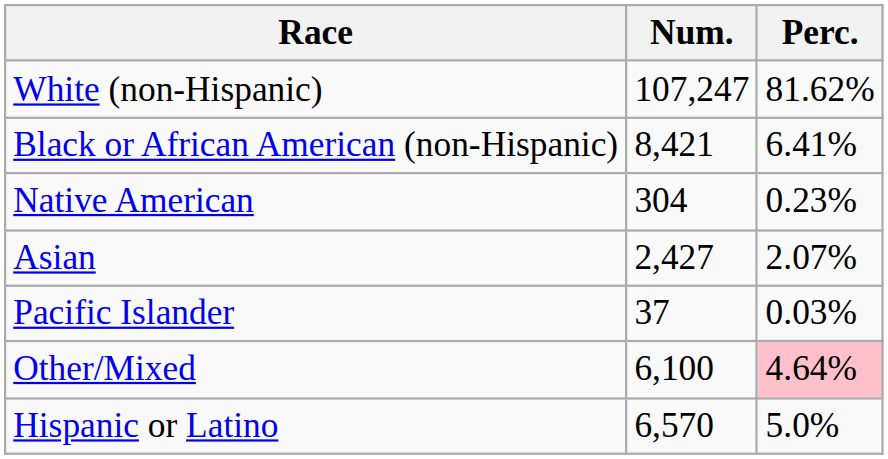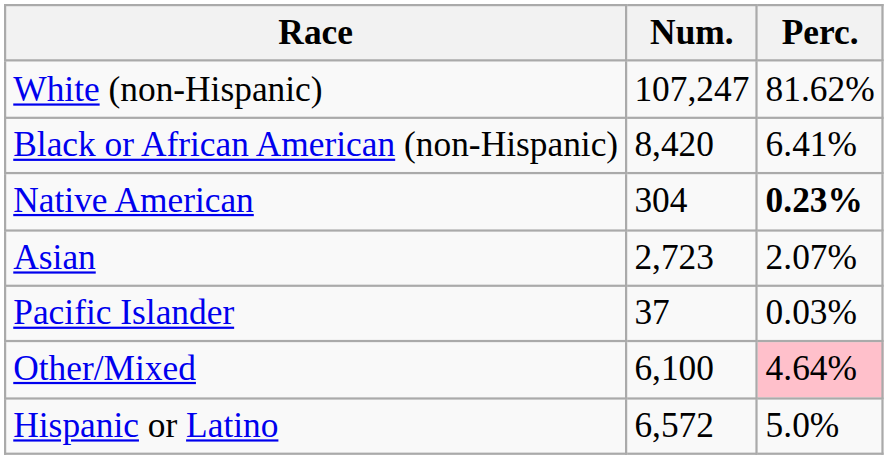(674, 144) 8,421 -> (674, 144) 8,420
(811, 200) normal -> (814, 200) bold
(674, 256) 2,427 -> (674, 256) 2,723
(674, 425) 6,570 -> (674, 425) 6,572
